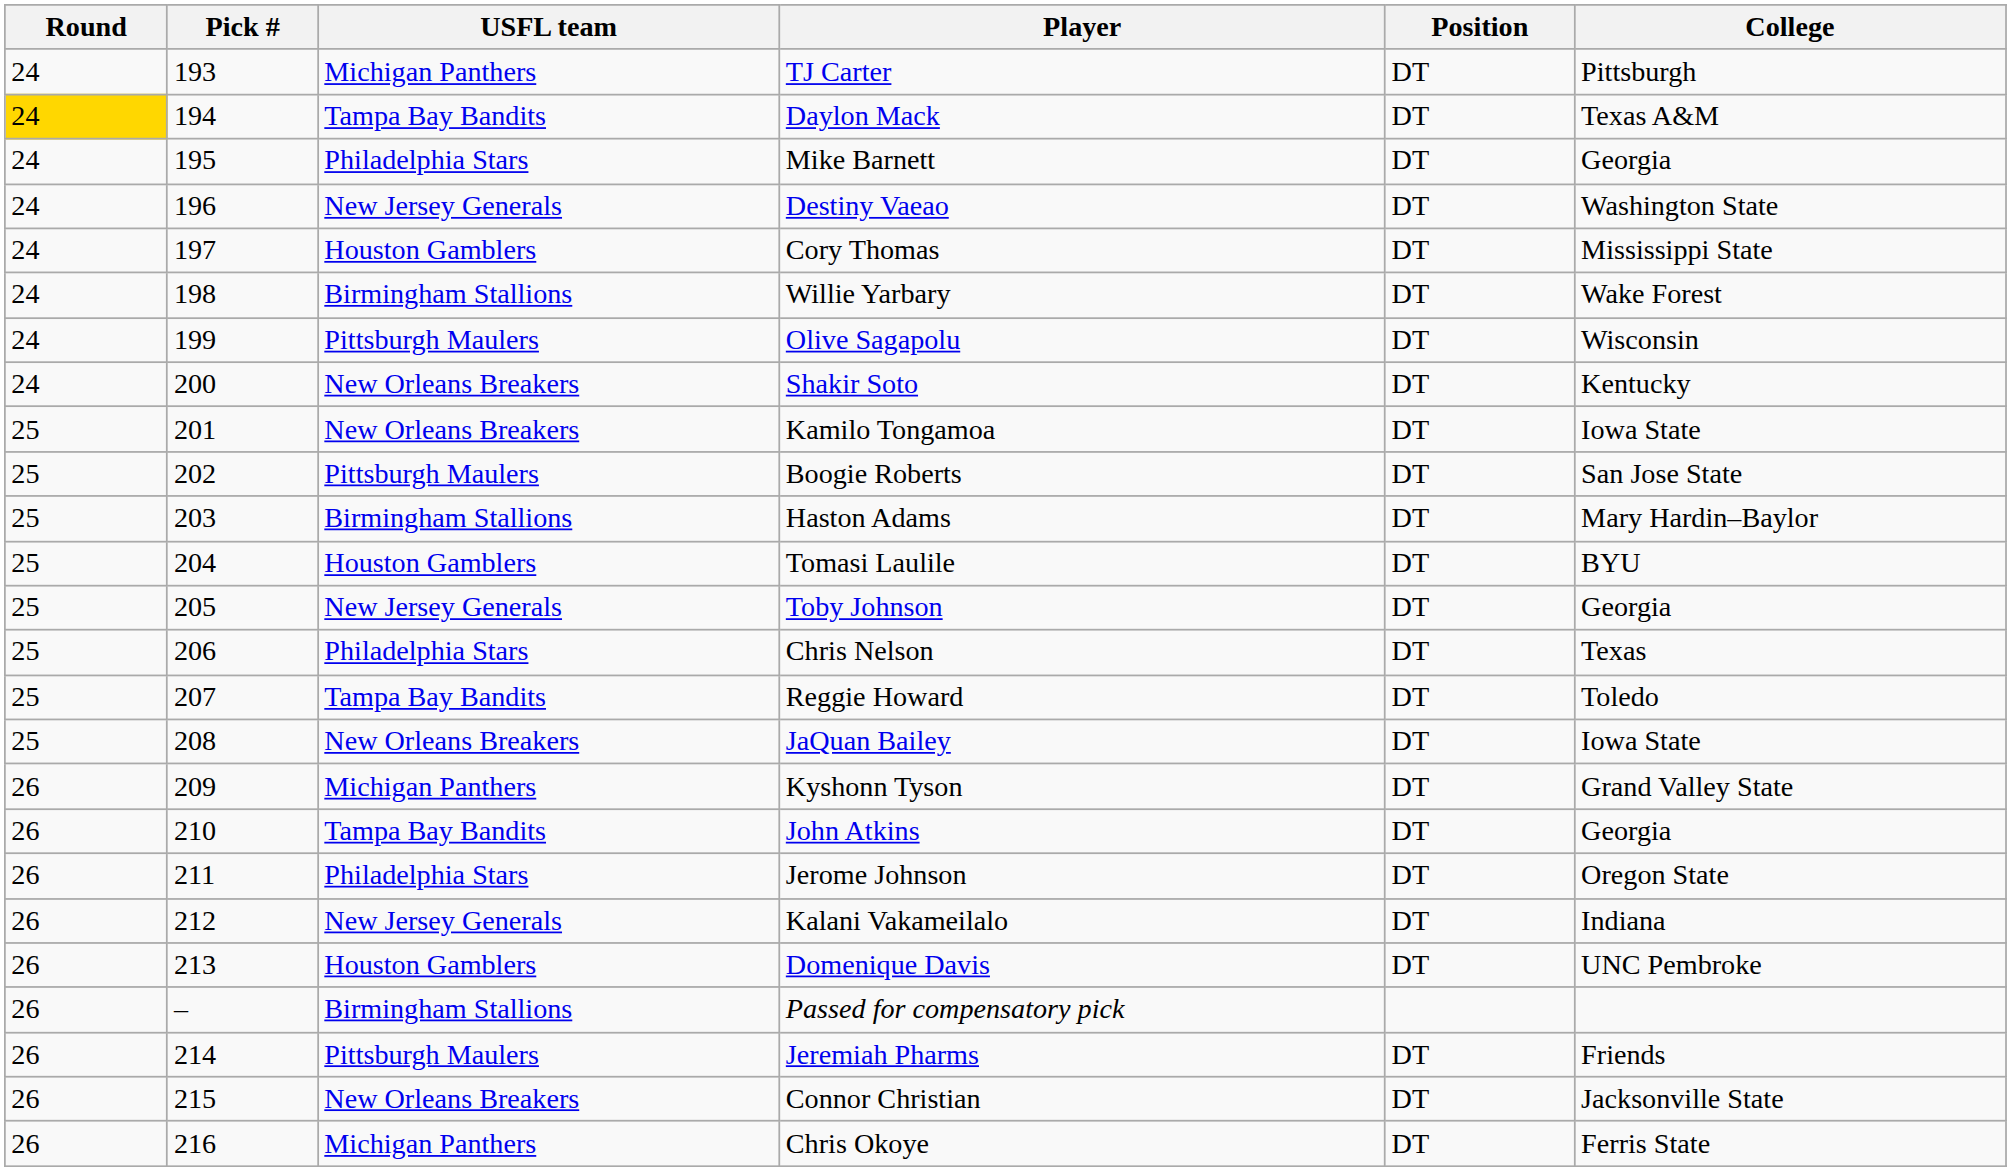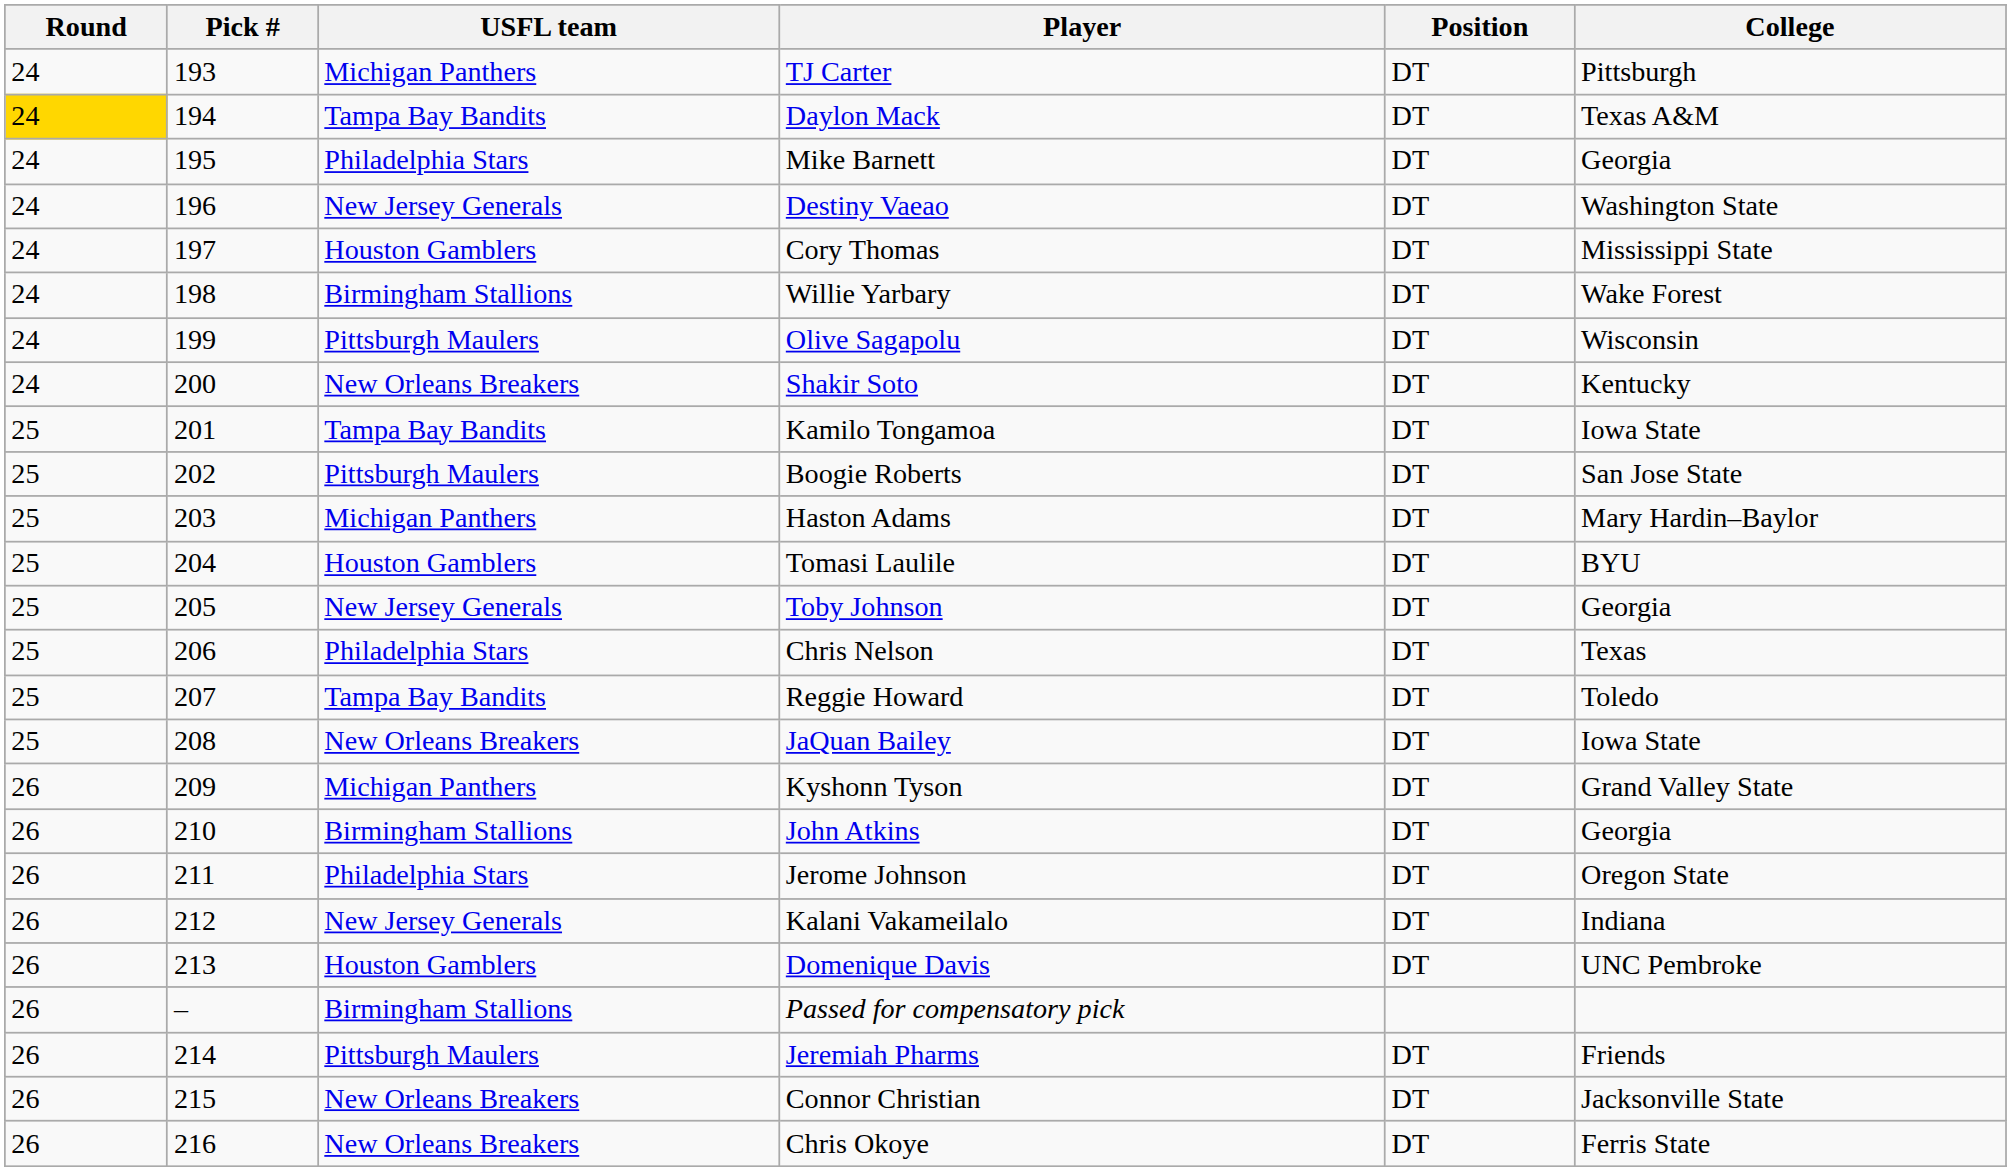(452, 428) New Orleans Breakers -> (435, 428) Tampa Bay Bandits
(448, 518) Birmingham Stallions -> (430, 518) Michigan Panthers
(435, 830) Tampa Bay Bandits -> (448, 830) Birmingham Stallions
(430, 1143) Michigan Panthers -> (452, 1143) New Orleans Breakers
